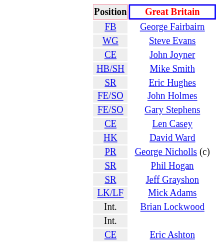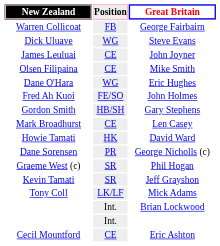+ column: (49, 12)
(110, 68) HB/SH -> (110, 68) CE
(110, 82) SR -> (110, 82) WG
(110, 110) FE/SO -> (110, 110) HB/SH
